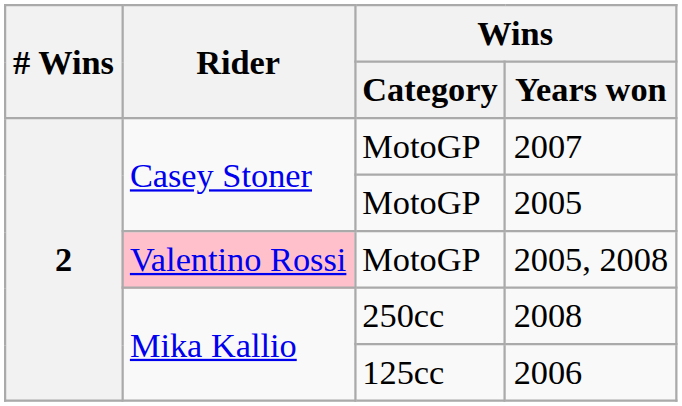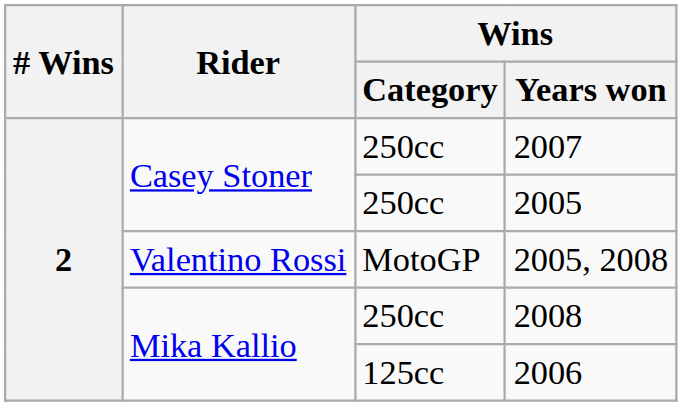(421, 146) MotoGP -> (403, 146) 250cc
(421, 202) MotoGP -> (403, 202) 250cc
(238, 259) pink background -> (238, 259) no background
